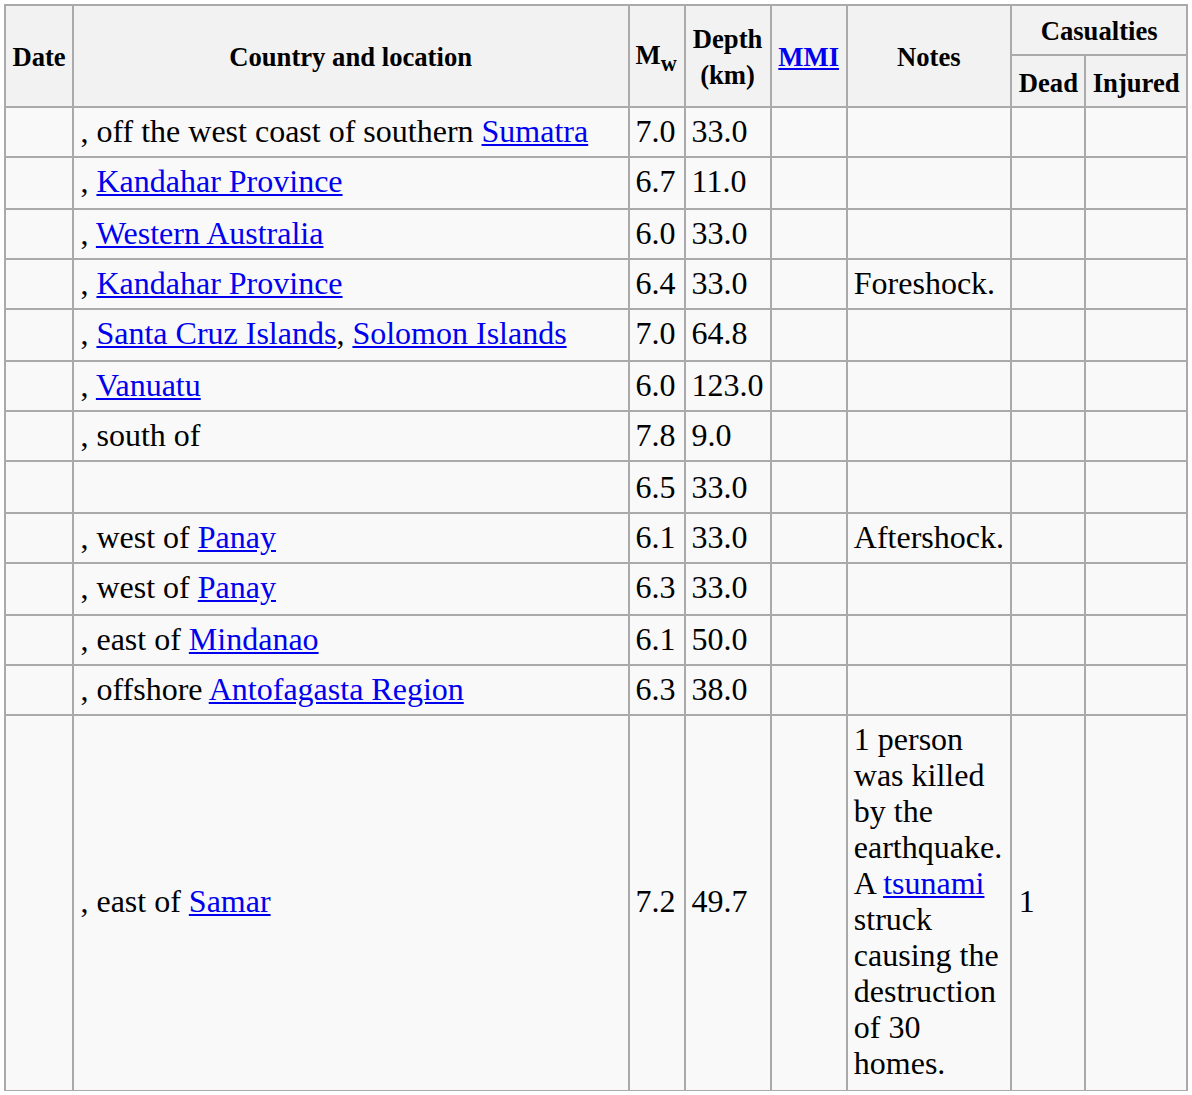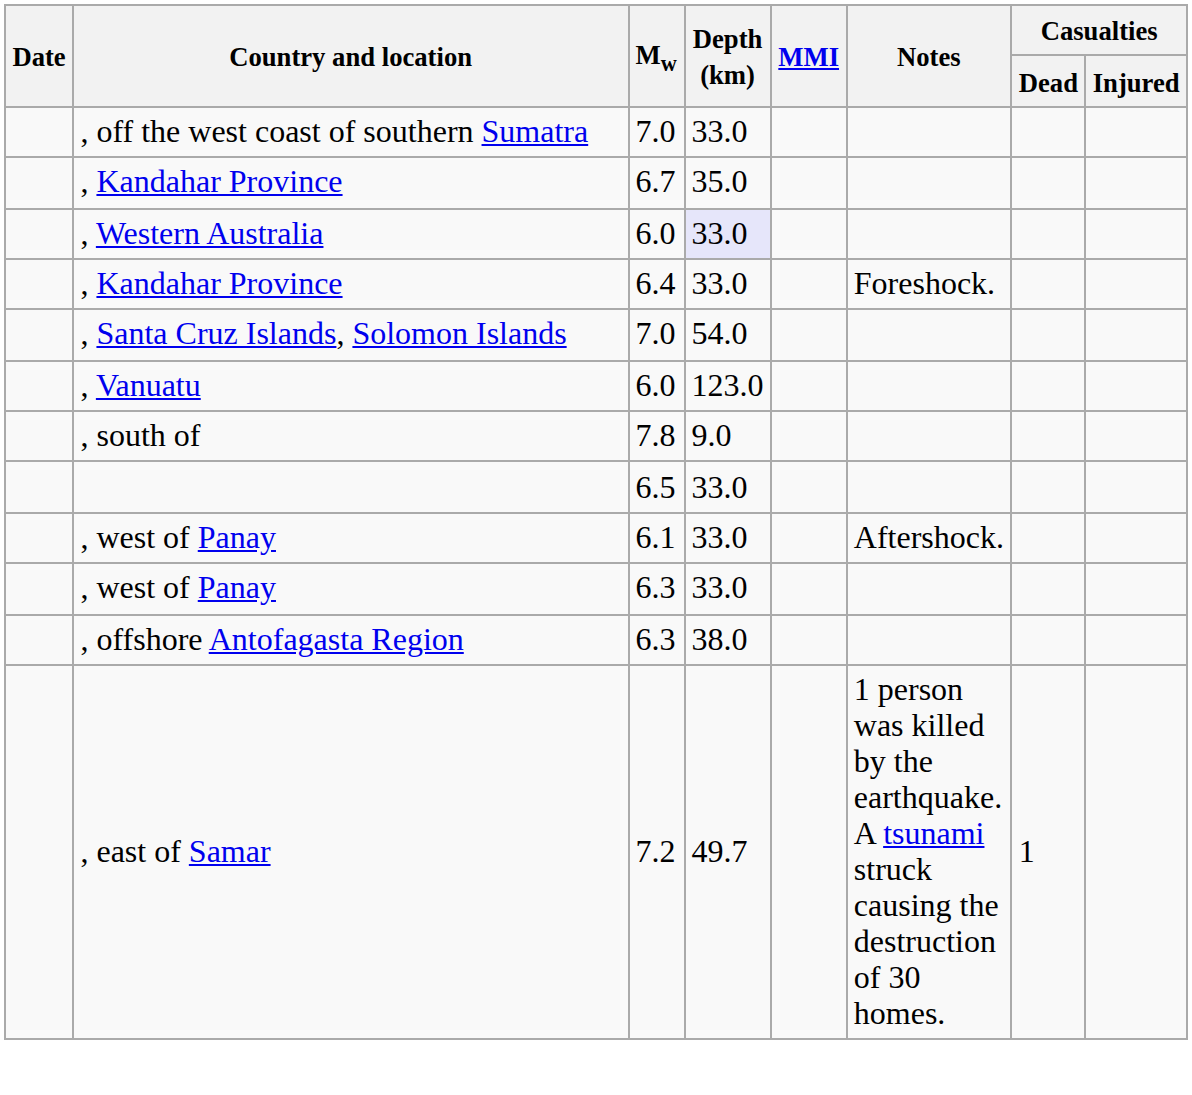(719, 182) 11.0 -> (720, 182) 35.0
(720, 232) no background -> (720, 232) lavender background
(720, 334) 64.8 -> (720, 334) 54.0
- row: (200, 638)
